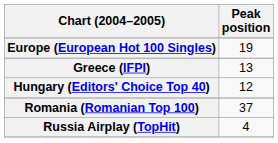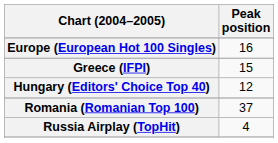(246, 48) 19 -> (246, 48) 16
(246, 68) 13 -> (246, 68) 15
